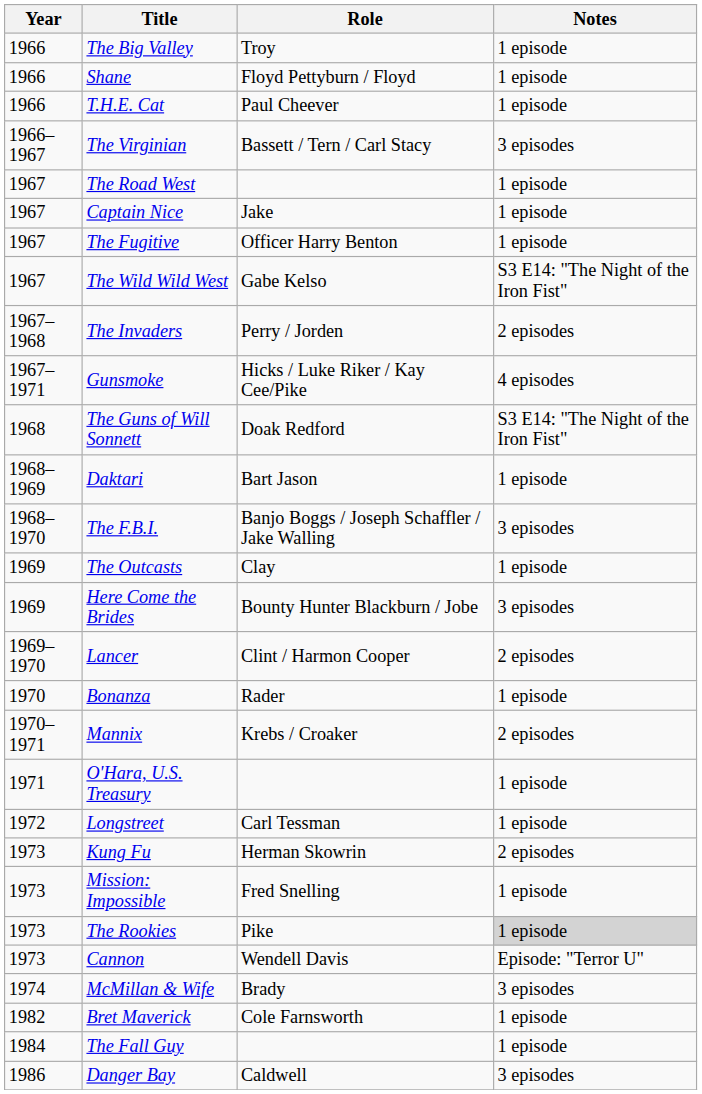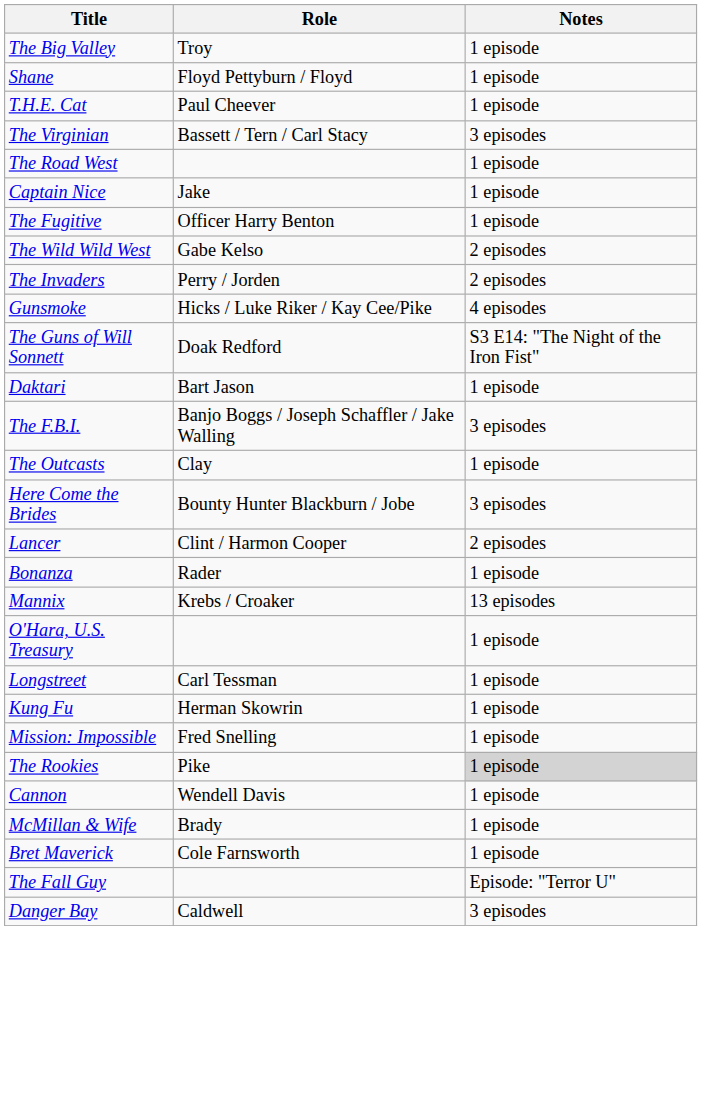- column: (43, 18)
(593, 281) S3 E14: "The Night of the Iron Fist" -> (508, 250) 2 episodes
(536, 734) 2 episodes -> (512, 601) 13 episodes
(536, 852) 2 episodes -> (504, 708) 1 episode
(571, 959) Episode: "Terror U" -> (504, 795) 1 episode
(536, 988) 3 episodes -> (504, 824) 1 episode
(532, 1046) 1 episode -> (543, 882) Episode: "Terror U"
